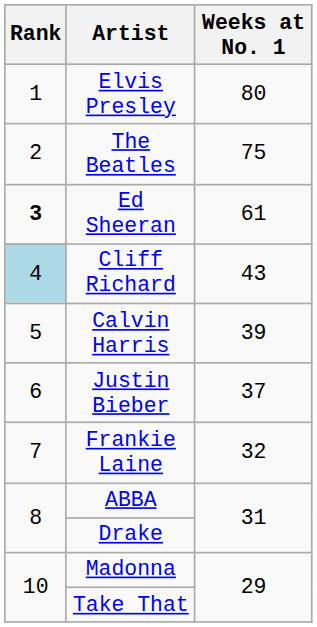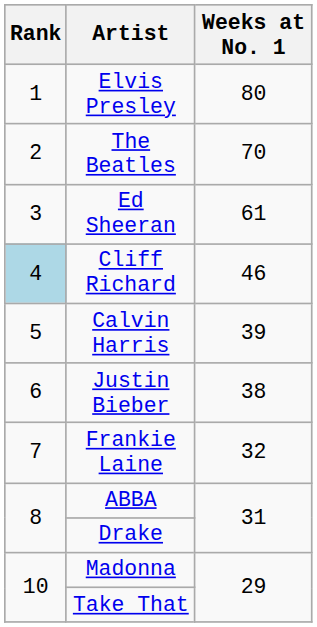(254, 154) 75 -> (254, 154) 70
(36, 214) bold -> (36, 214) normal
(254, 274) 43 -> (254, 274) 46
(254, 393) 37 -> (254, 393) 38
